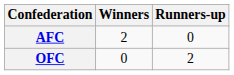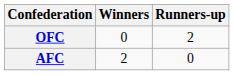rows swapped: (50, 37) <-> (50, 59)
